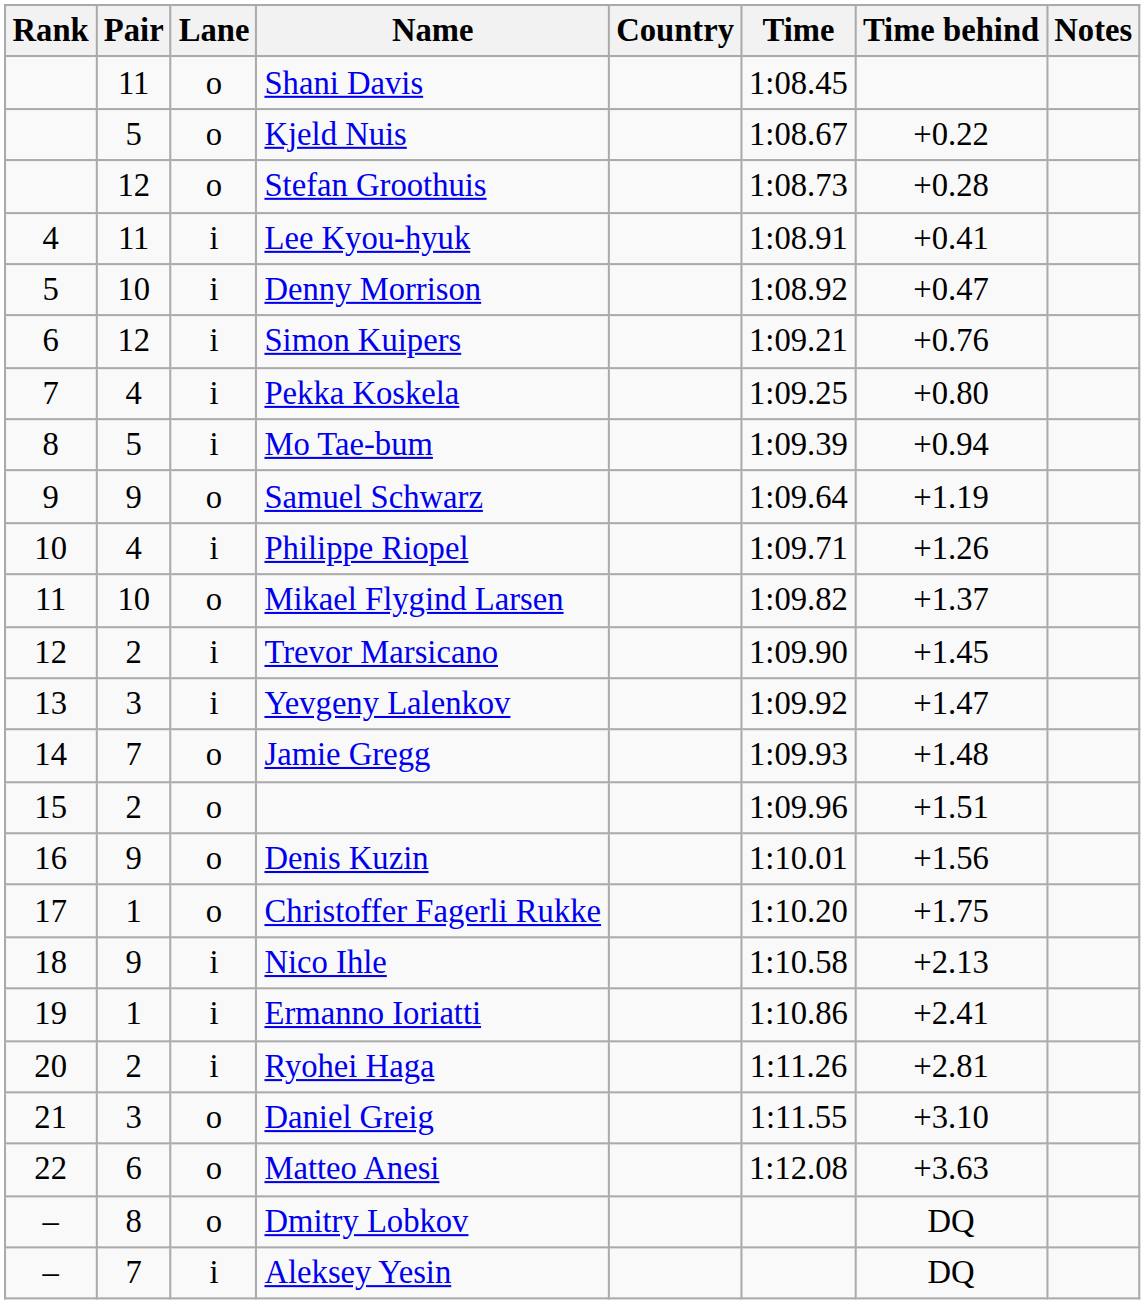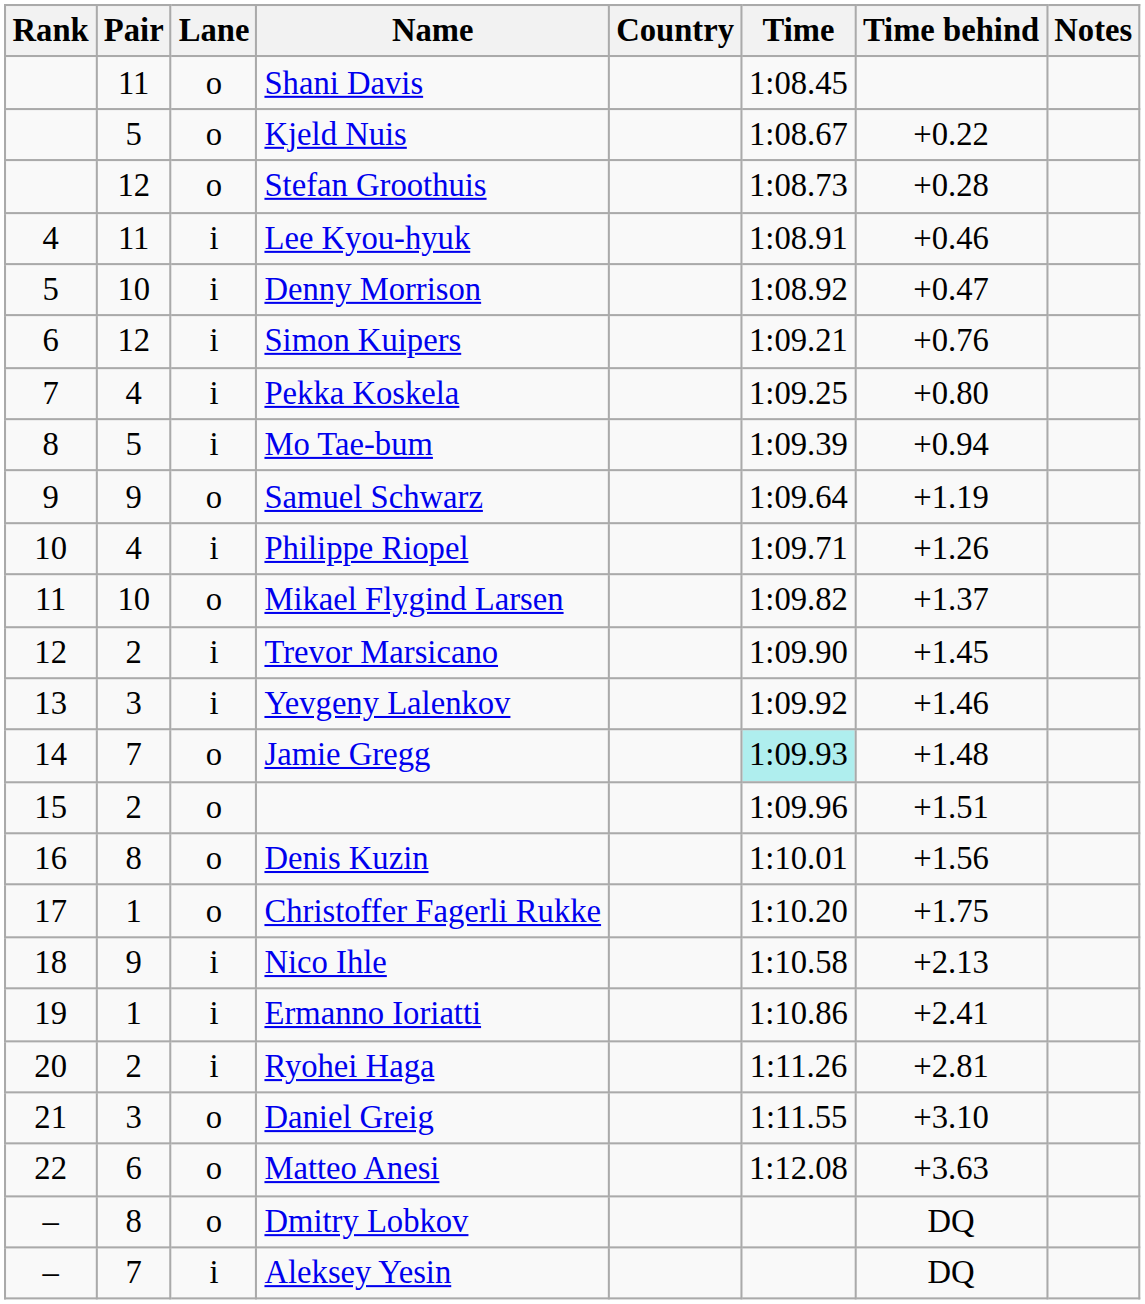(951, 237) +0.41 -> (951, 237) +0.46
(951, 703) +1.47 -> (951, 703) +1.46
(798, 755) no background -> (798, 755) paleturquoise background
(134, 858) 9 -> (134, 858) 8
